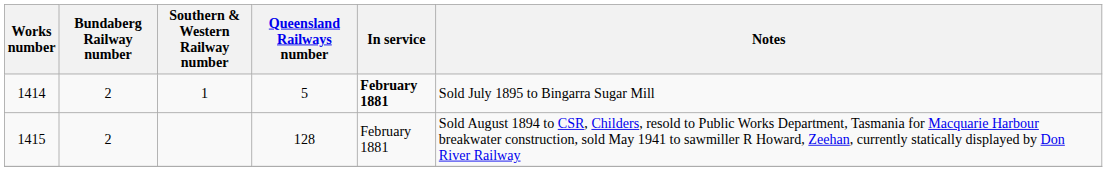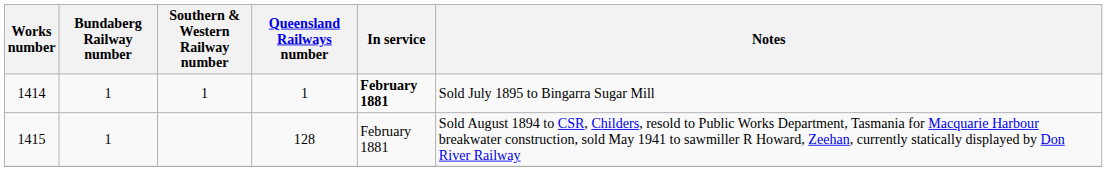(108, 93) 2 -> (108, 93) 1
(304, 93) 5 -> (304, 93) 1
(108, 139) 2 -> (108, 139) 1
